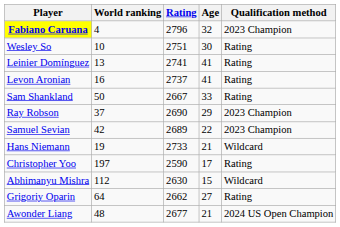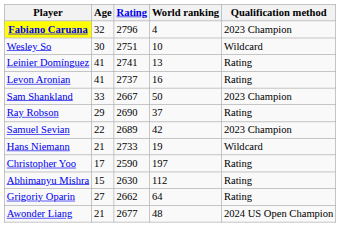columns swapped: (210, 12) <-> (128, 12)
(238, 46) Rating -> (243, 46) Wildcard
(238, 96) Rating -> (258, 96) 2023 Champion
(258, 113) 2023 Champion -> (238, 113) Rating
(243, 180) Wildcard -> (238, 180) Rating
